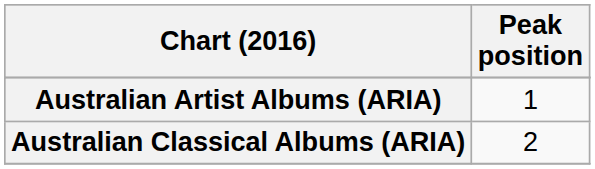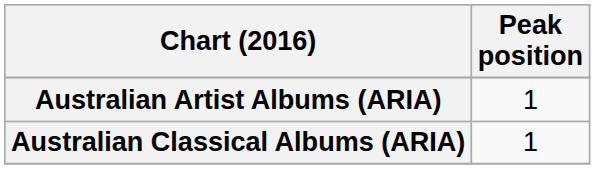(530, 142) 2 -> (530, 142) 1
